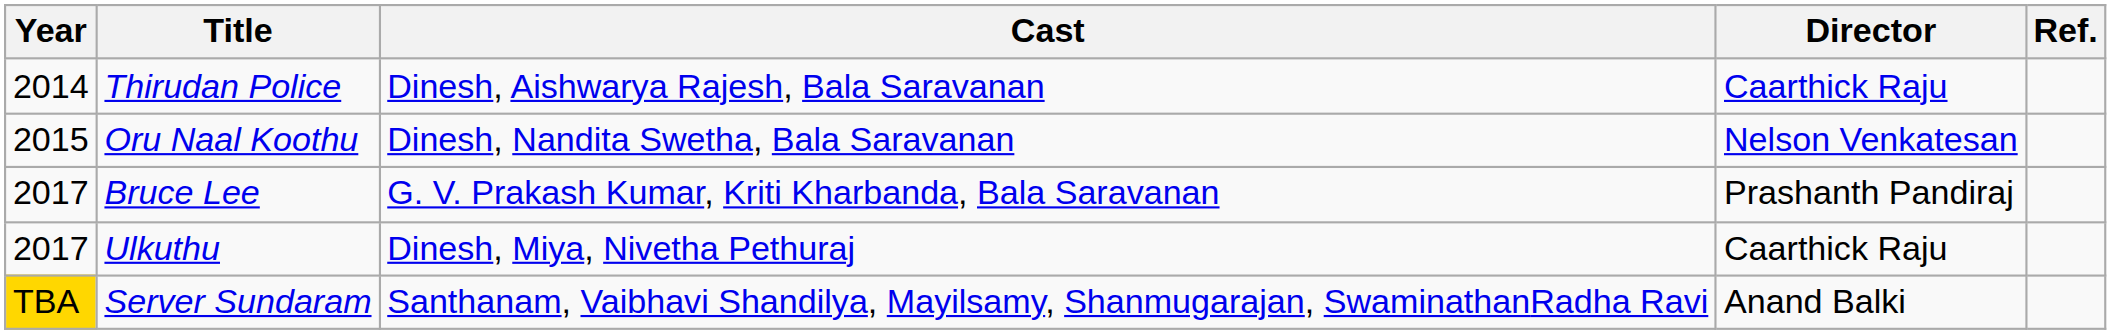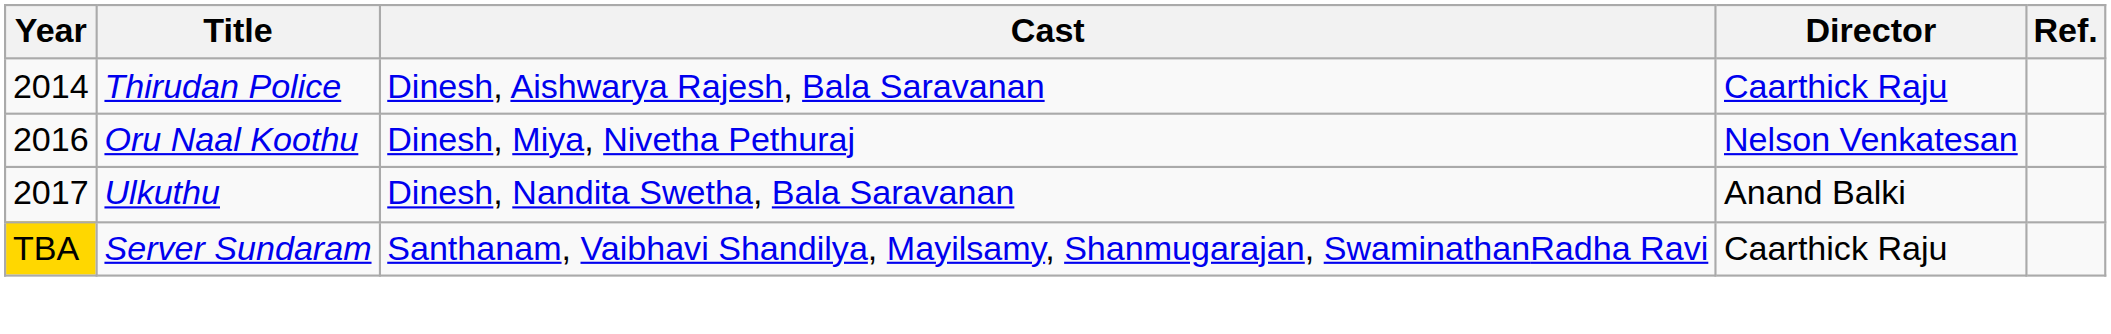(51, 139) 2015 -> (51, 139) 2016
(701, 139) Dinesh, Nandita Swetha, Bala Saravanan -> (621, 139) Dinesh, Miya, Nivetha Pethuraj
- row: (182, 193)
(621, 247) Dinesh, Miya, Nivetha Pethuraj -> (701, 193) Dinesh, Nandita Swetha, Bala Saravanan
(1836, 247) Caarthick Raju -> (1815, 193) Anand Balki
(1815, 301) Anand Balki -> (1836, 247) Caarthick Raju
